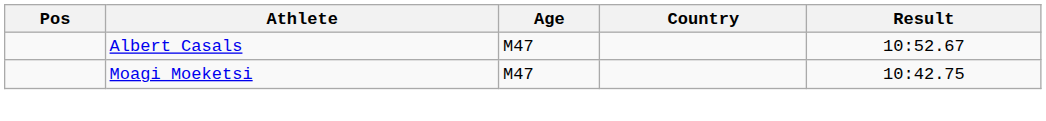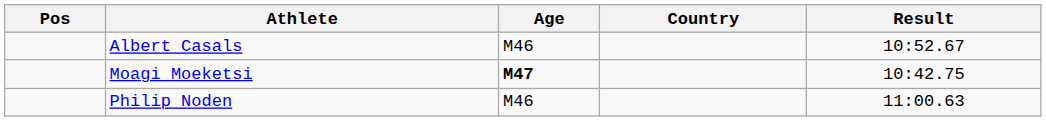(518, 46) M47 -> (518, 46) M46
(518, 74) normal -> (518, 74) bold
+ row: (171, 102)
